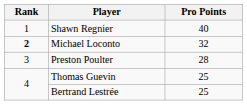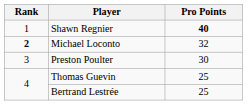(204, 28) normal -> (204, 28) bold
(204, 60) 28 -> (204, 60) 30
